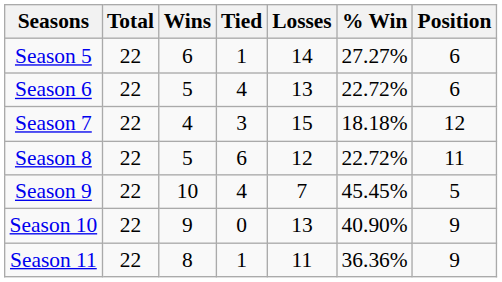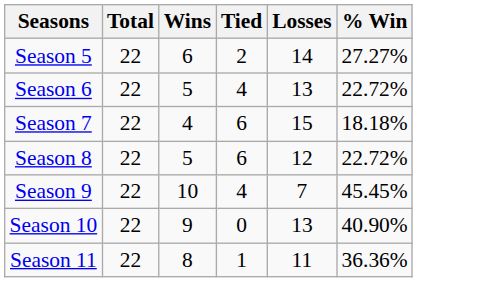- column: (455, 21)
(242, 55) 1 -> (242, 55) 2
(242, 123) 3 -> (242, 123) 6
